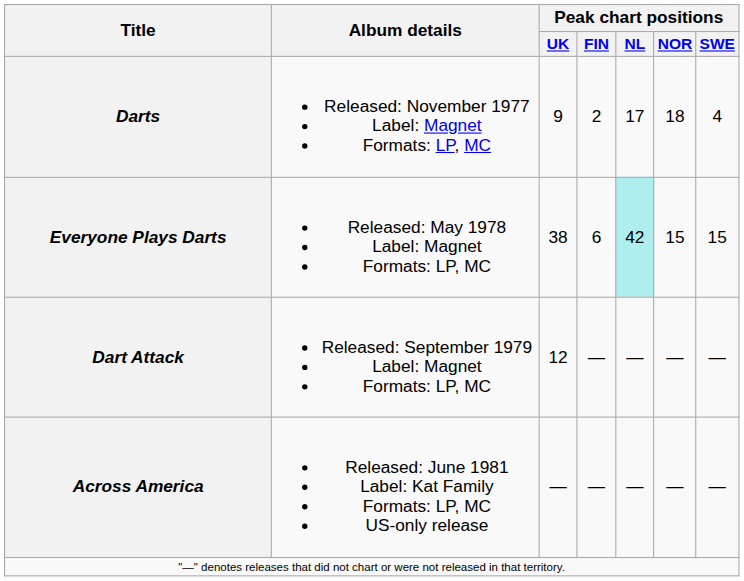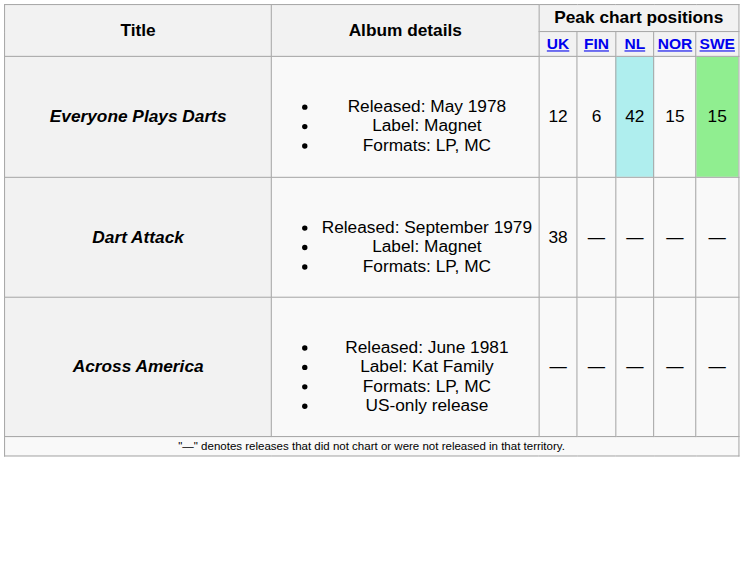- row: (138, 116)
(558, 236) 38 -> (558, 116) 12
(717, 236) no background -> (717, 116) lightgreen background
(558, 357) 12 -> (558, 236) 38
